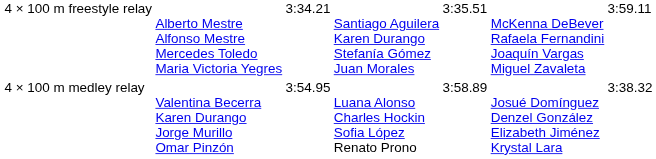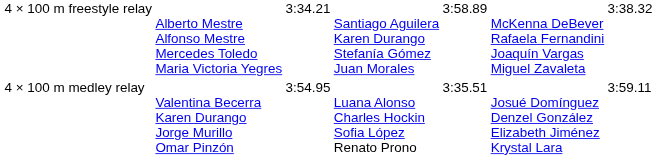(465, 8) 3:35.51 -> (465, 8) 3:58.89
(630, 8) 3:59.11 -> (630, 8) 3:38.32
(465, 87) 3:58.89 -> (465, 87) 3:35.51
(630, 87) 3:38.32 -> (630, 87) 3:59.11
